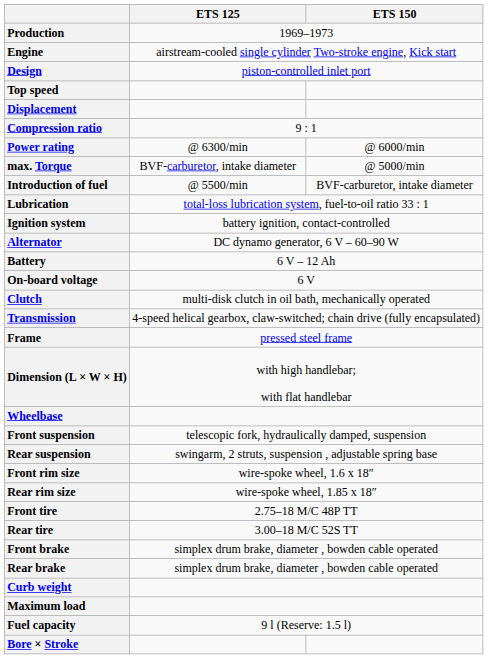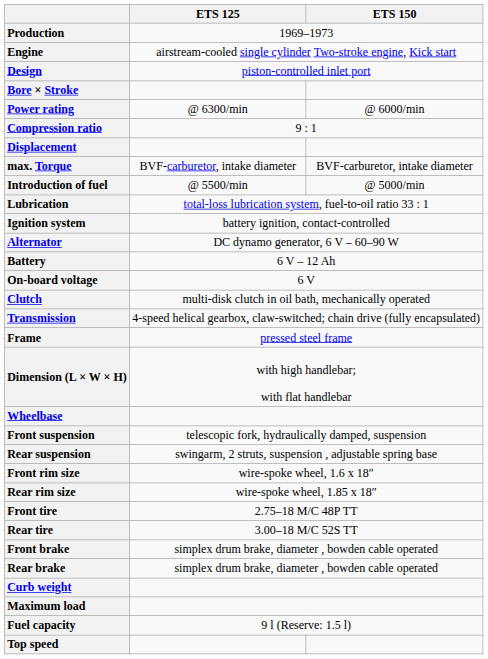rows swapped: (43, 644) <-> (33, 90)
rows swapped: (42, 109) <-> (41, 147)
(395, 166) @ 5000/min -> (395, 166) BVF-carburetor, intake diameter
(395, 185) BVF-carburetor, intake diameter -> (395, 185) @ 5000/min
